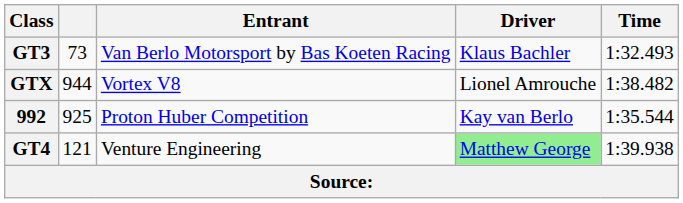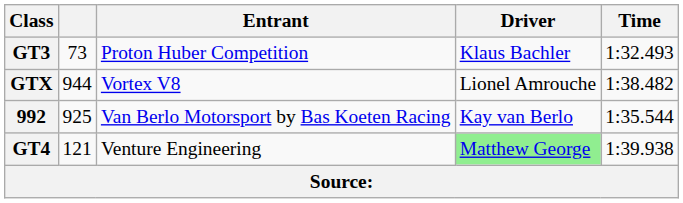(276, 52) Van Berlo Motorsport by Bas Koeten Racing -> (204, 52) Proton Huber Competition
(204, 117) Proton Huber Competition -> (276, 117) Van Berlo Motorsport by Bas Koeten Racing
